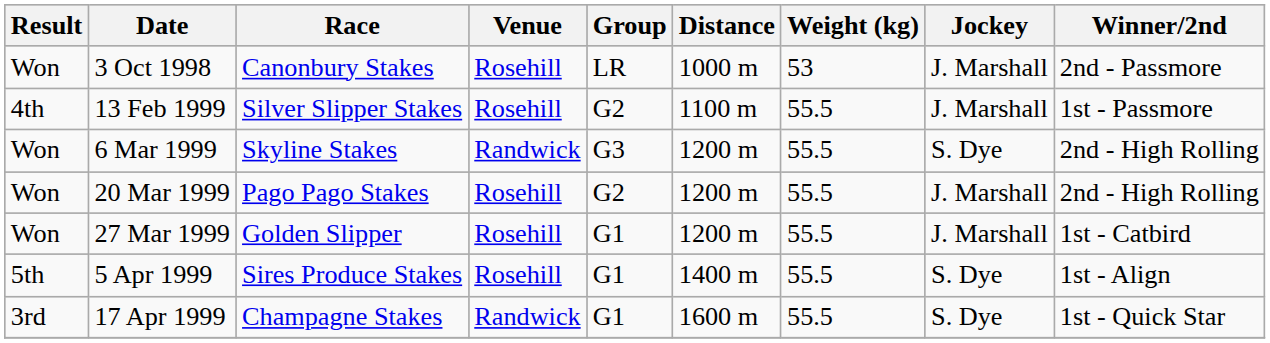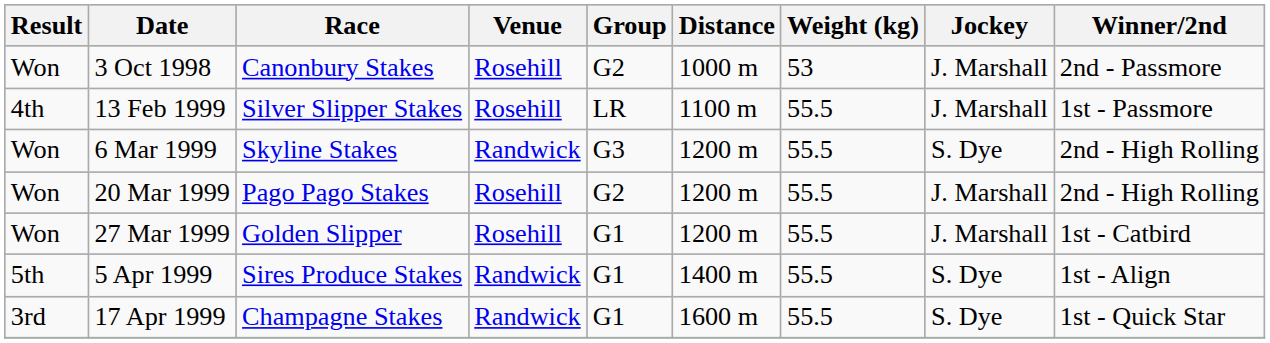(610, 66) LR -> (609, 66) G2
(609, 108) G2 -> (610, 108) LR
(518, 274) Rosehill -> (527, 274) Randwick
